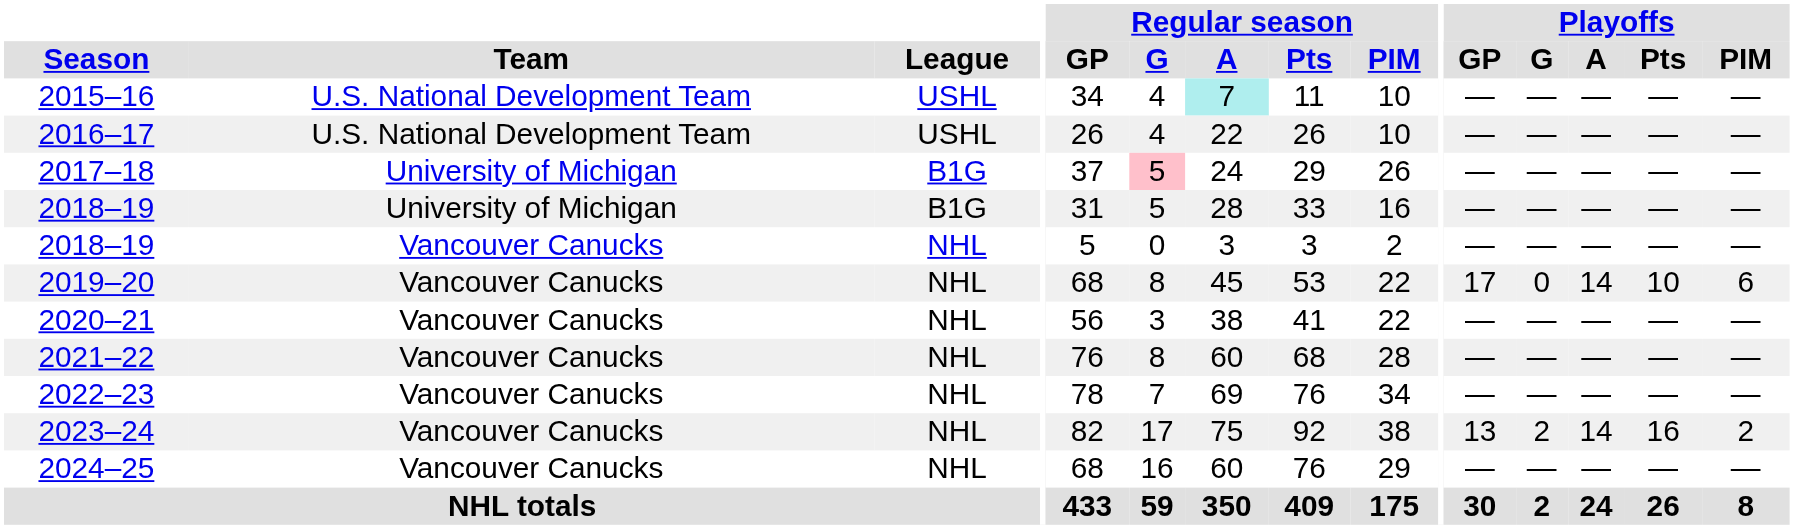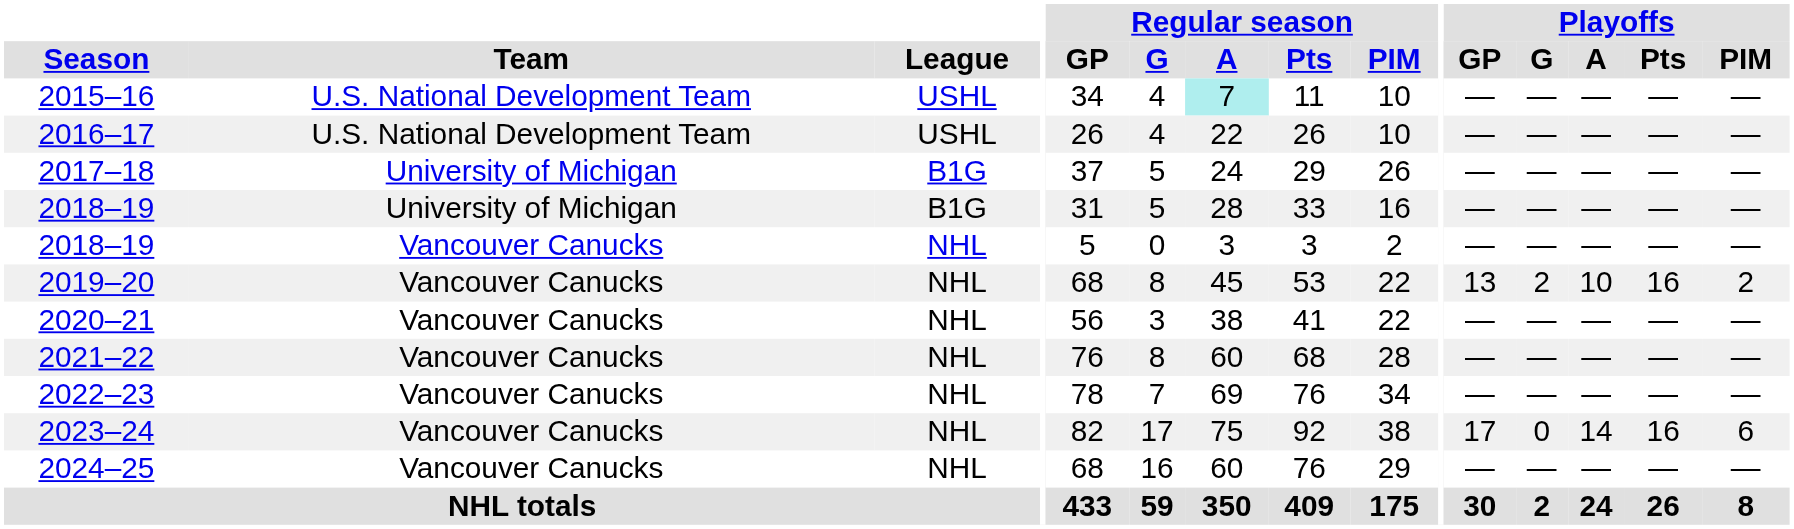(1157, 170) pink background -> (1157, 170) no background
(1480, 282) 17 -> (1480, 282) 13
(1542, 282) 0 -> (1542, 282) 2
(1596, 282) 14 -> (1596, 282) 10
(1663, 282) 10 -> (1663, 282) 16
(1746, 282) 6 -> (1746, 282) 2
(1480, 431) 13 -> (1480, 431) 17
(1542, 431) 2 -> (1542, 431) 0
(1746, 431) 2 -> (1746, 431) 6
